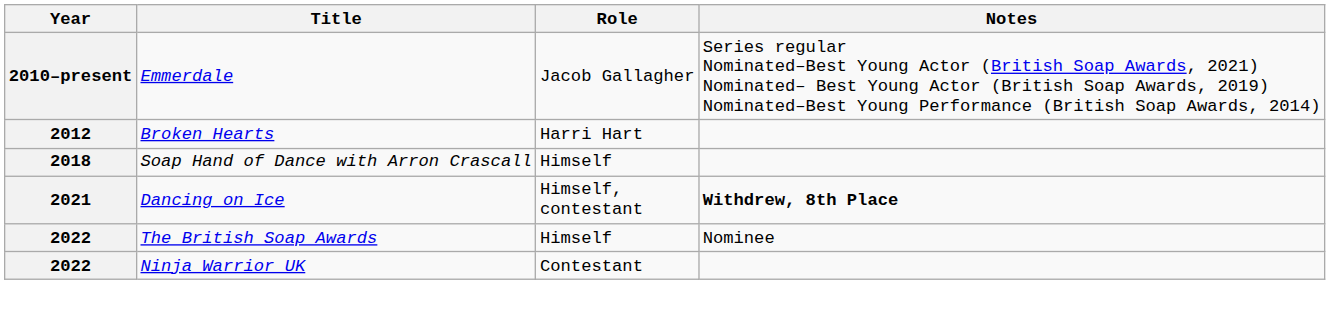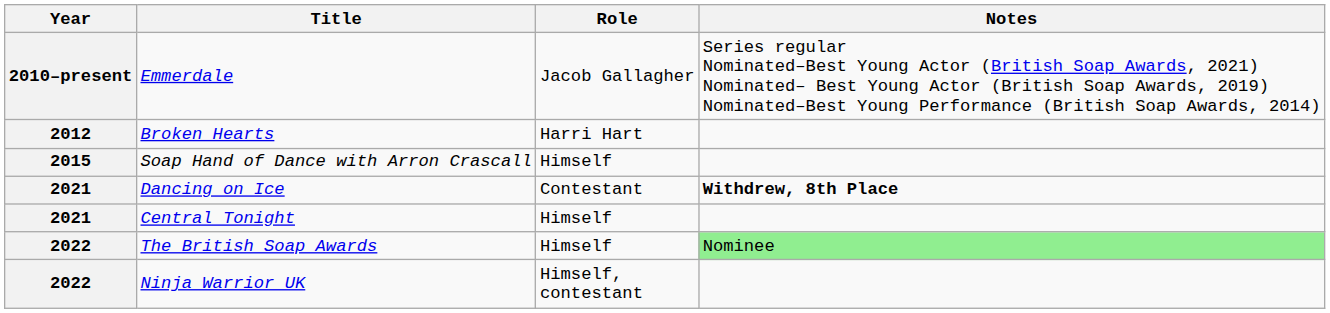(71, 162) 2018 -> (71, 162) 2015
(591, 200) Himself, contestant -> (591, 190) Contestant
+ row: (218, 218)
(739, 238) no background -> (739, 246) lightgreen background
(591, 266) Contestant -> (591, 284) Himself, contestant
